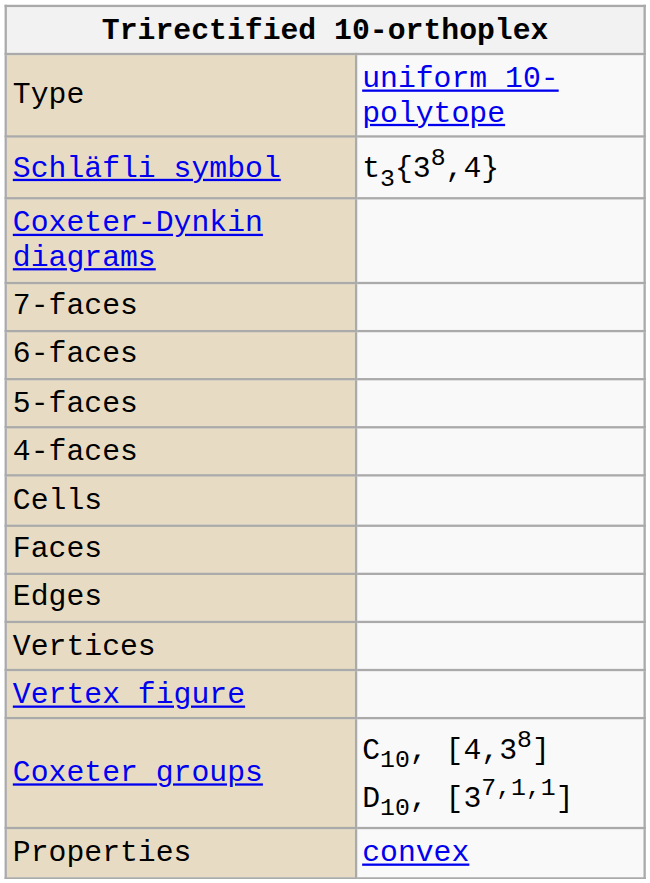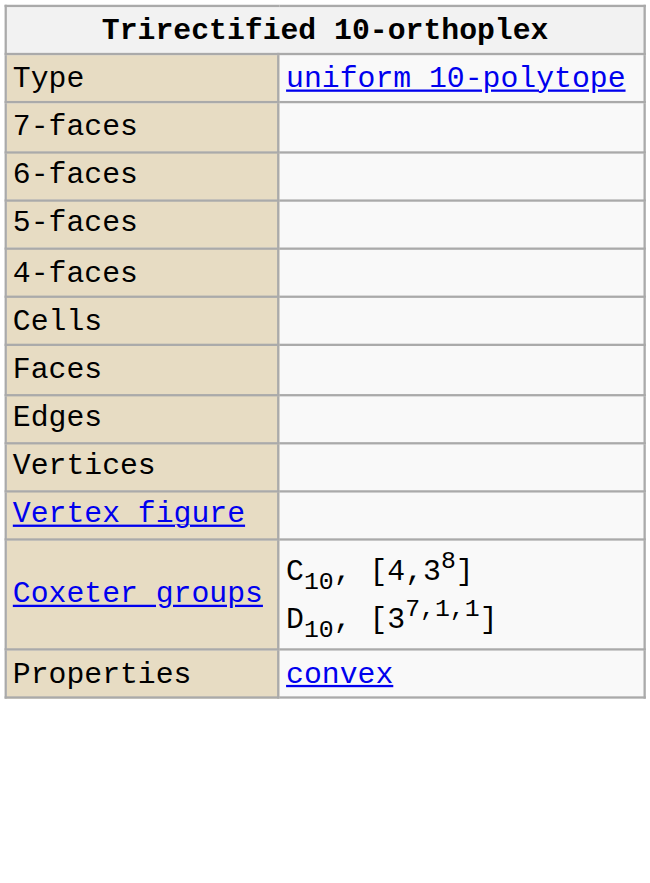- row: (147, 168)
- row: (138, 241)
